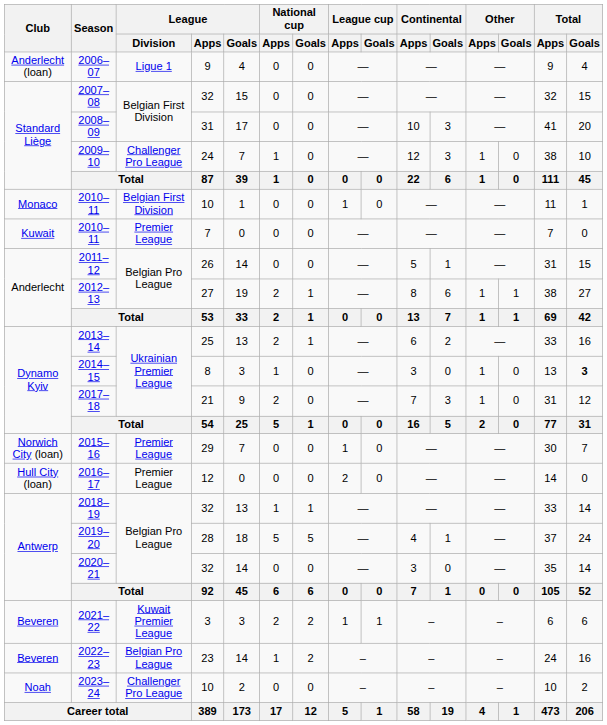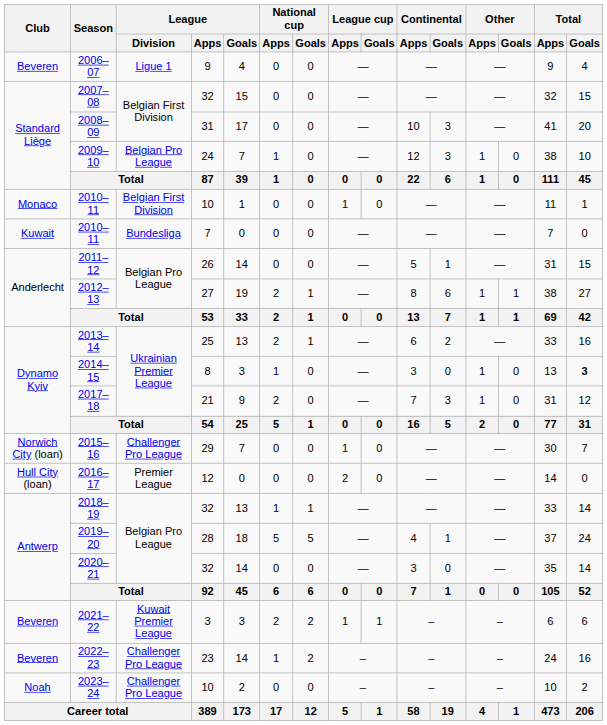(38, 66) Anderlecht (loan) -> (38, 66) Beveren
(154, 156) Challenger Pro League -> (154, 156) Belgian Pro League
(154, 234) Premier League -> (154, 234) Bundesliga
(154, 448) Premier League -> (154, 448) Challenger Pro League
(154, 658) Belgian Pro League -> (154, 658) Challenger Pro League
